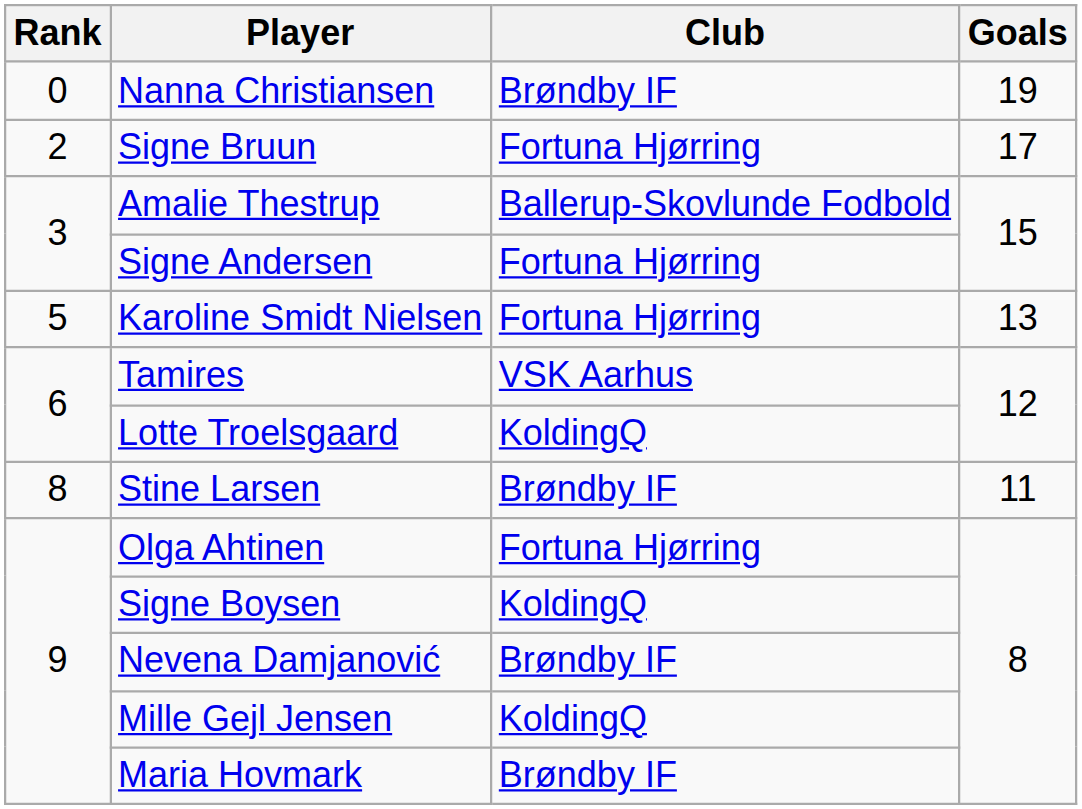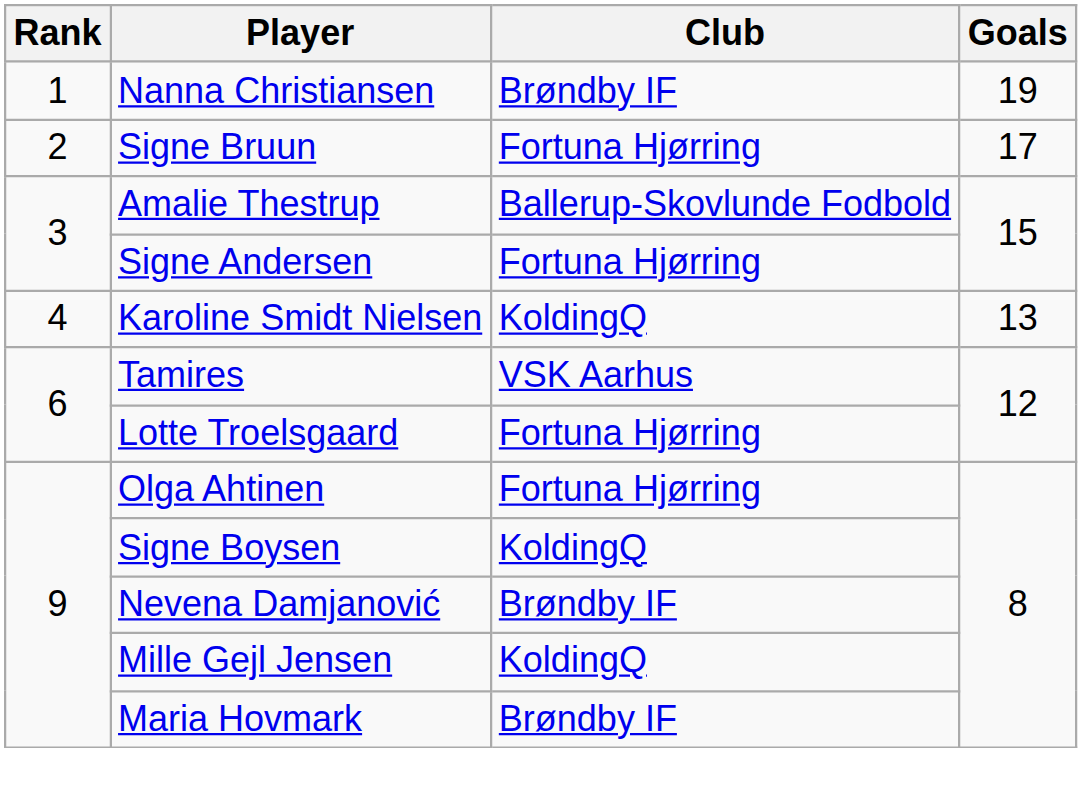(57, 90) 0 -> (57, 90) 1
(57, 318) 5 -> (57, 318) 4
(630, 318) Fortuna Hjørring -> (573, 318) KoldingQ
(573, 432) KoldingQ -> (630, 432) Fortuna Hjørring
- row: (219, 489)
